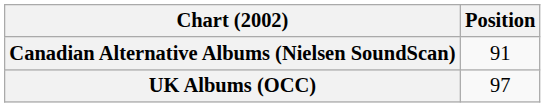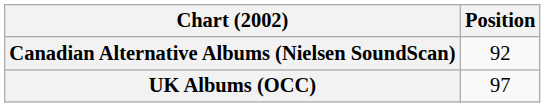(500, 53) 91 -> (500, 53) 92
